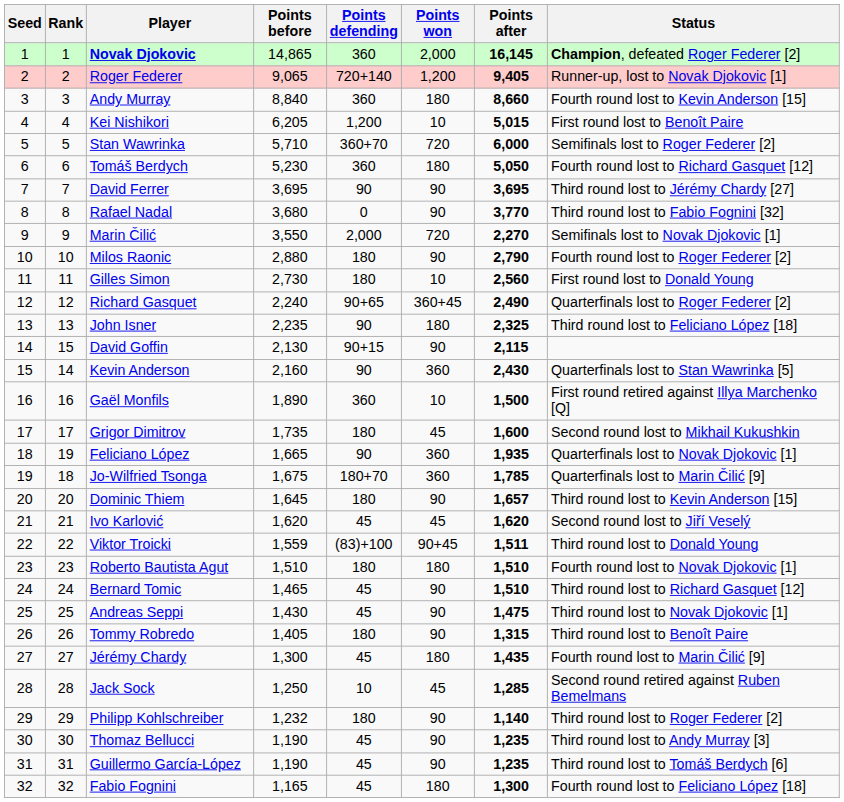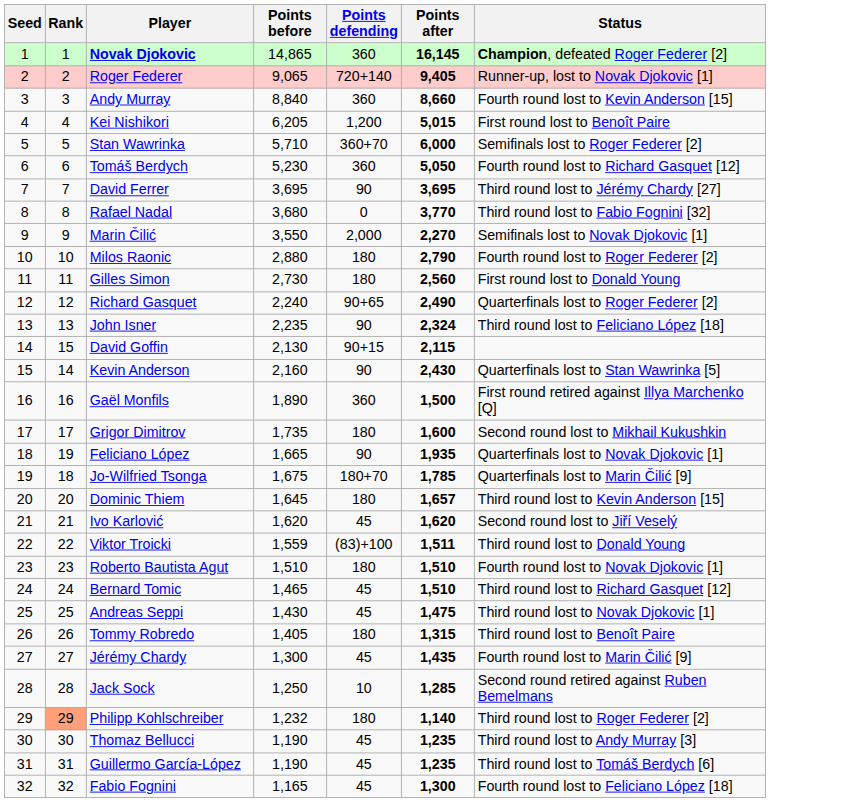- column: (438, 23)
(511, 325) 2,325 -> (438, 325) 2,324
(66, 718) no background -> (66, 718) lightsalmon background
